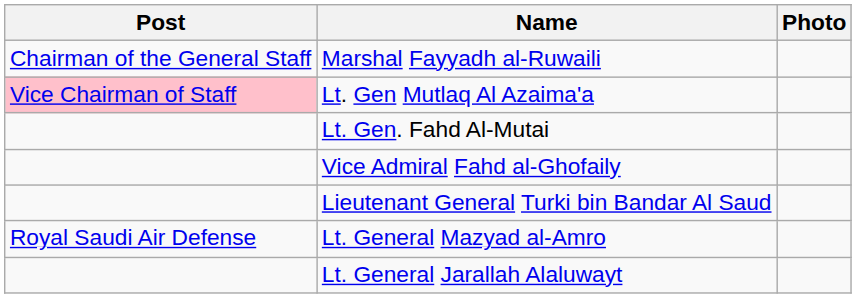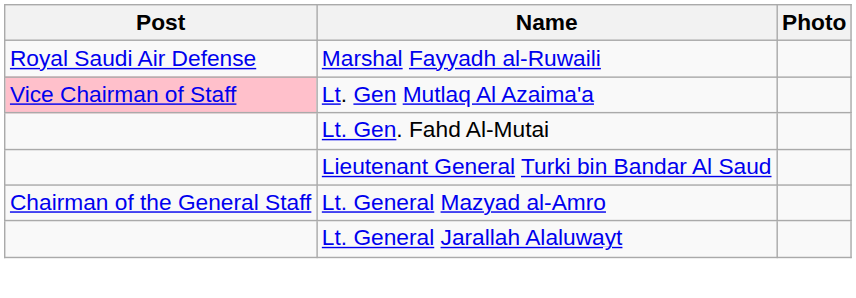(161, 58) Chairman of the General Staff -> (133, 58) Royal Saudi Air Defense
- row: (471, 166)
(133, 238) Royal Saudi Air Defense -> (161, 202) Chairman of the General Staff
